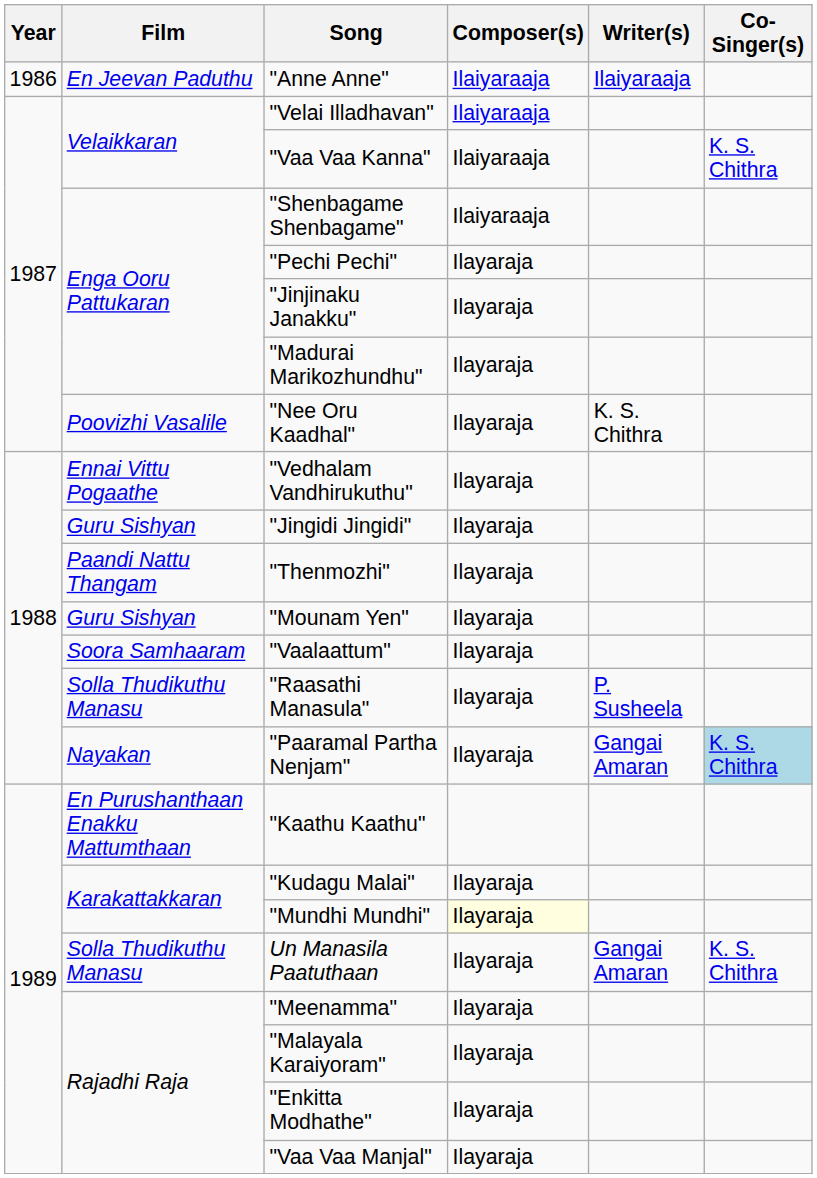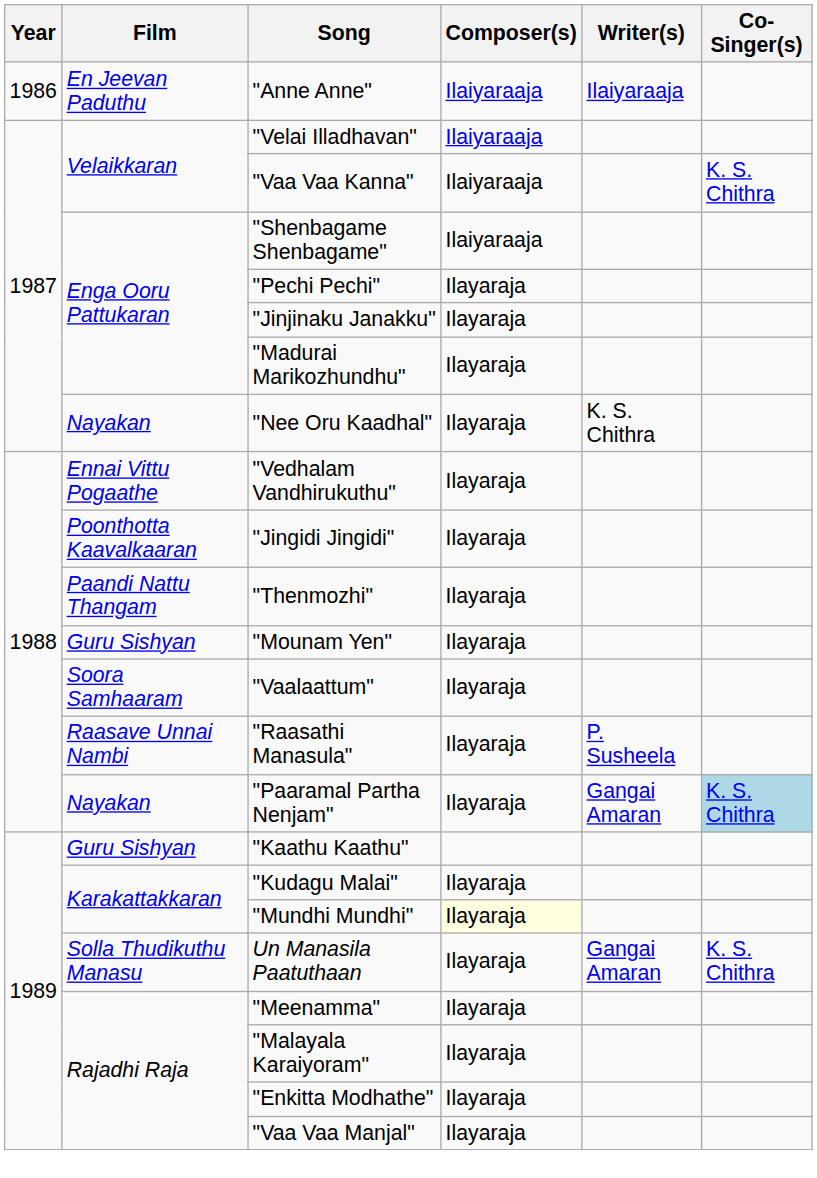(147, 423) Poovizhi Vasalile -> (109, 423) Nayakan
(131, 526) Guru Sishyan -> (132, 538) Poonthotta Kaavalkaaran
(146, 697) Solla Thudikuthu Manasu -> (139, 745) Raasave Unnai Nambi
(155, 824) En Purushanthaan Enakku Mattumthaan -> (131, 848) Guru Sishyan
